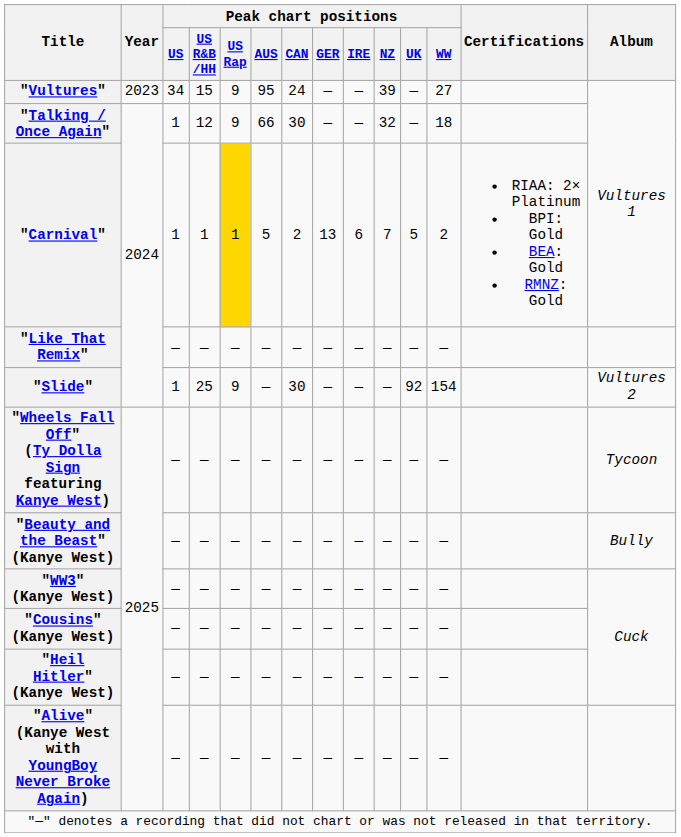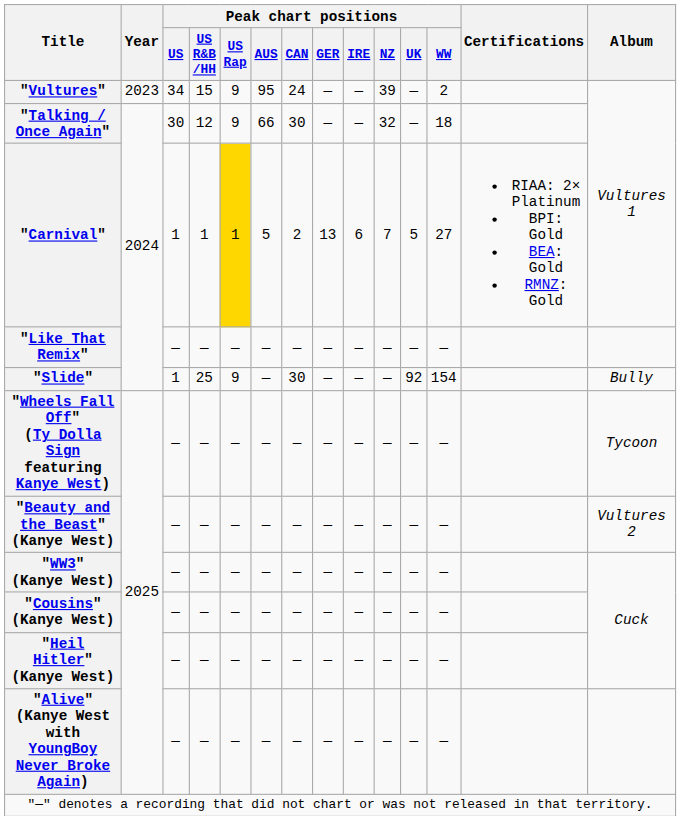(444, 92) 27 -> (444, 92) 2
(176, 123) 1 -> (176, 123) 30
(444, 235) 2 -> (444, 235) 27
(631, 387) Vultures 2 -> (631, 379) Bully
(631, 541) Bully -> (631, 524) Vultures 2
